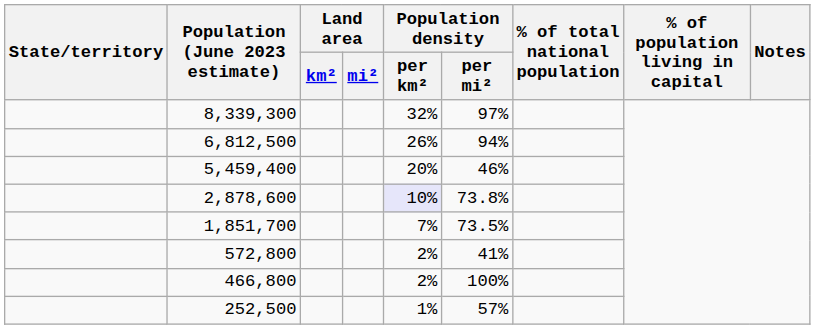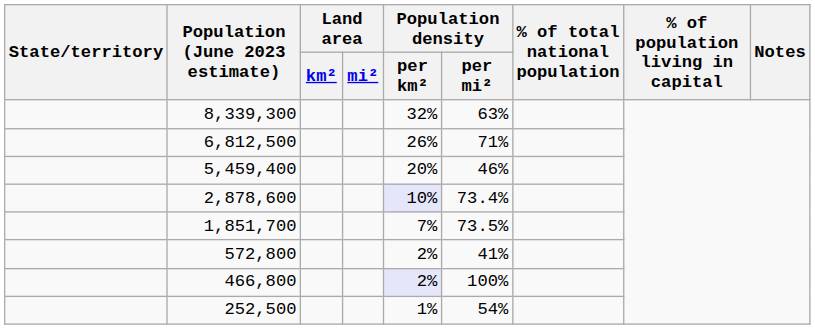(493, 114) 97% -> (493, 114) 63%
(493, 142) 94% -> (493, 142) 71%
(483, 198) 73.8% -> (483, 198) 73.4%
(427, 282) no background -> (427, 282) lavender background
(493, 310) 57% -> (493, 310) 54%
